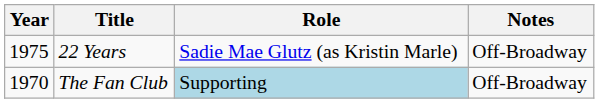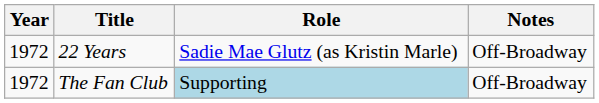(29, 51) 1975 -> (29, 51) 1972
(29, 82) 1970 -> (29, 82) 1972
